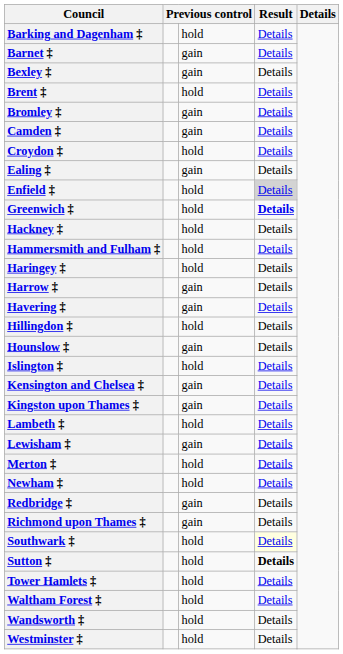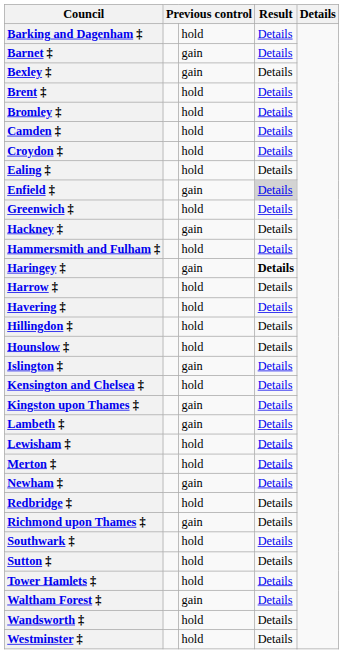(192, 111) gain -> (192, 111) hold
(192, 131) gain -> (192, 131) hold
(192, 170) gain -> (192, 170) hold
(192, 190) hold -> (192, 190) gain
(276, 209) bold -> (275, 209) normal
(192, 229) hold -> (192, 229) gain
(192, 268) hold -> (192, 268) gain
(275, 268) normal -> (276, 268) bold
(192, 287) gain -> (192, 287) hold
(192, 307) gain -> (192, 307) hold
(192, 346) gain -> (192, 346) hold
(192, 365) hold -> (192, 365) gain
(192, 385) gain -> (192, 385) hold
(192, 424) hold -> (192, 424) gain
(192, 444) gain -> (192, 444) hold
(192, 483) hold -> (192, 483) gain
(192, 502) gain -> (192, 502) hold
(275, 541) lightyellow background -> (275, 541) no background
(276, 561) bold -> (275, 561) normal
(192, 600) hold -> (192, 600) gain
